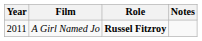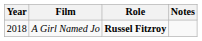(17, 28) 2011 -> (17, 28) 2018
